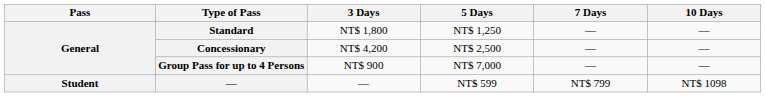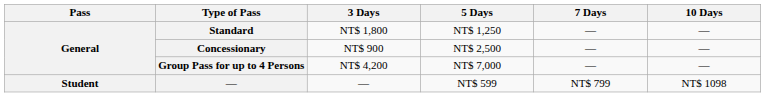(364, 48) NT$ 4,200 -> (364, 48) NT$ 900
(364, 65) NT$ 900 -> (364, 65) NT$ 4,200
